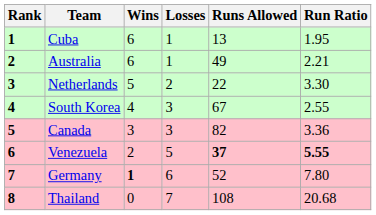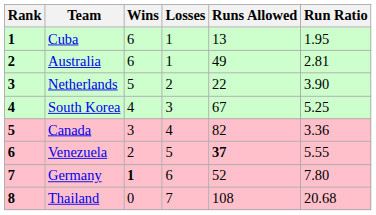(317, 61) 2.21 -> (317, 61) 2.81
(317, 84) 3.30 -> (317, 84) 3.90
(317, 107) 2.55 -> (317, 107) 5.25
(169, 130) 3 -> (169, 130) 4
(317, 152) bold -> (317, 152) normal
